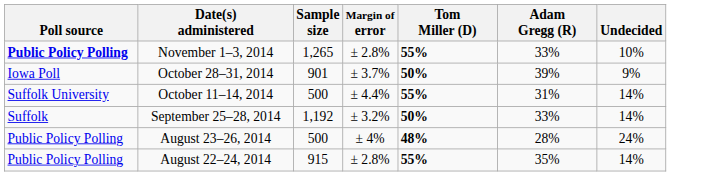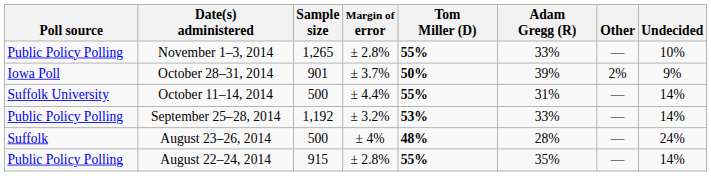+ column: (618, 30)
(68, 52) bold -> (65, 52) normal
(28, 116) Suffolk -> (65, 116) Public Policy Polling
(414, 116) 50% -> (414, 116) 53%
(65, 138) Public Policy Polling -> (28, 138) Suffolk
